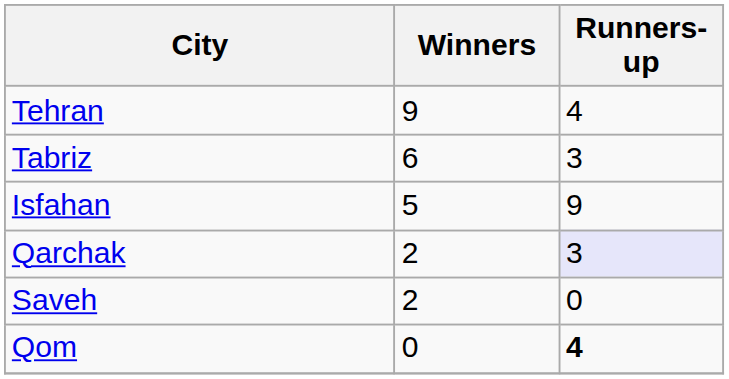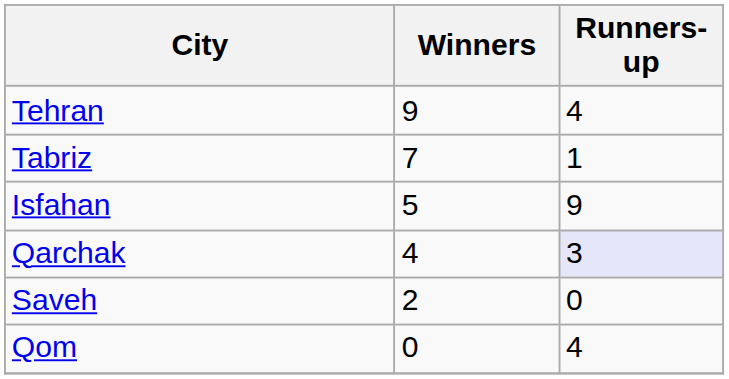(410, 157) 6 -> (410, 157) 7
(574, 157) 3 -> (574, 157) 1
(410, 253) 2 -> (410, 253) 4
(574, 348) bold -> (574, 348) normal
